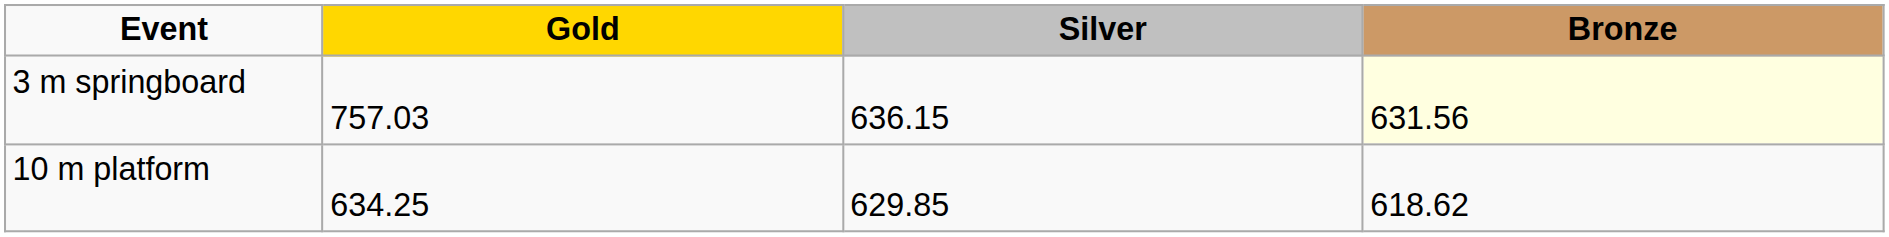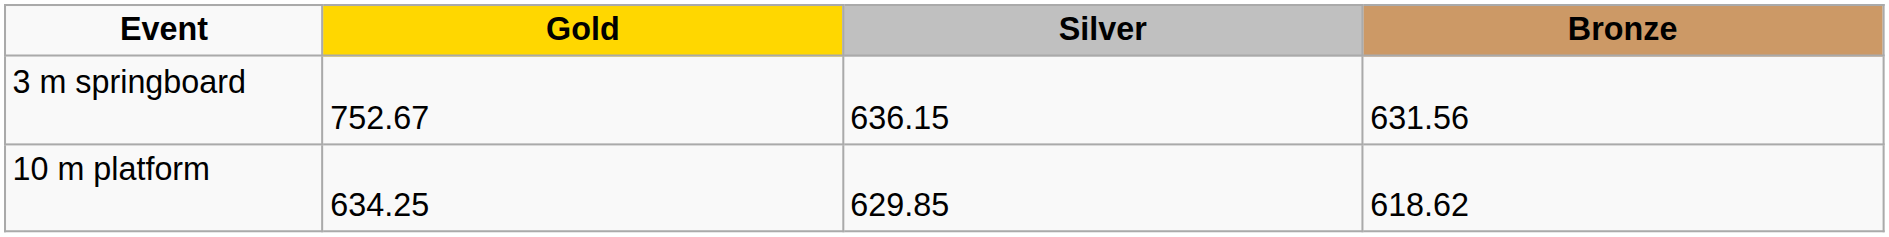(380, 117) 757.03 -> (380, 117) 752.67
(1420, 117) lightyellow background -> (1420, 117) no background
